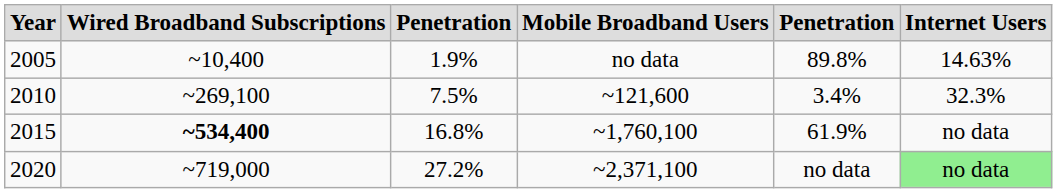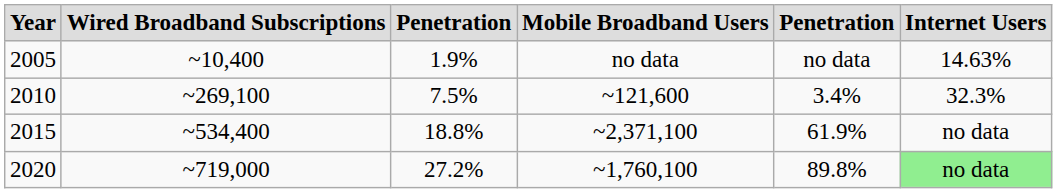(837, 59) 89.8% -> (837, 59) no data
(226, 132) bold -> (226, 132) normal
(454, 132) 16.8% -> (454, 132) 18.8%
(645, 132) ~1,760,100 -> (645, 132) ~2,371,100
(645, 168) ~2,371,100 -> (645, 168) ~1,760,100
(837, 168) no data -> (837, 168) 89.8%
